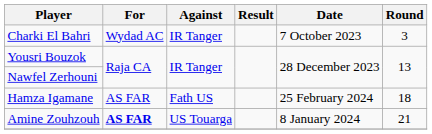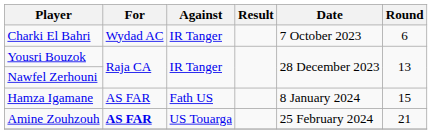(405, 35) 3 -> (405, 35) 6
(326, 98) 25 February 2024 -> (320, 98) 8 January 2024
(405, 98) 18 -> (405, 98) 15
(320, 118) 8 January 2024 -> (326, 118) 25 February 2024
